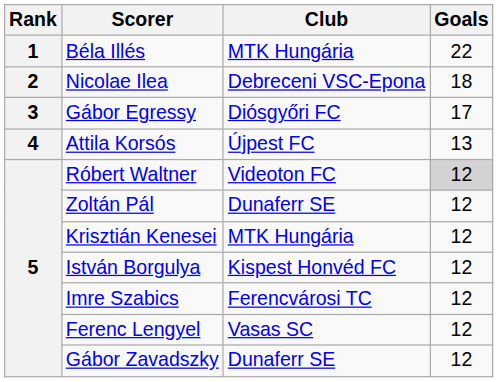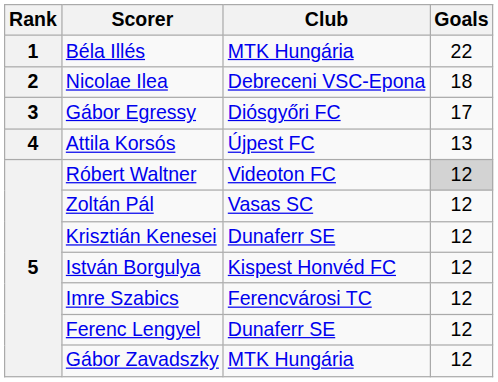(282, 205) Dunaferr SE -> (270, 205) Vasas SC
(291, 236) MTK Hungária -> (282, 236) Dunaferr SE
(270, 329) Vasas SC -> (282, 329) Dunaferr SE
(282, 360) Dunaferr SE -> (291, 360) MTK Hungária
